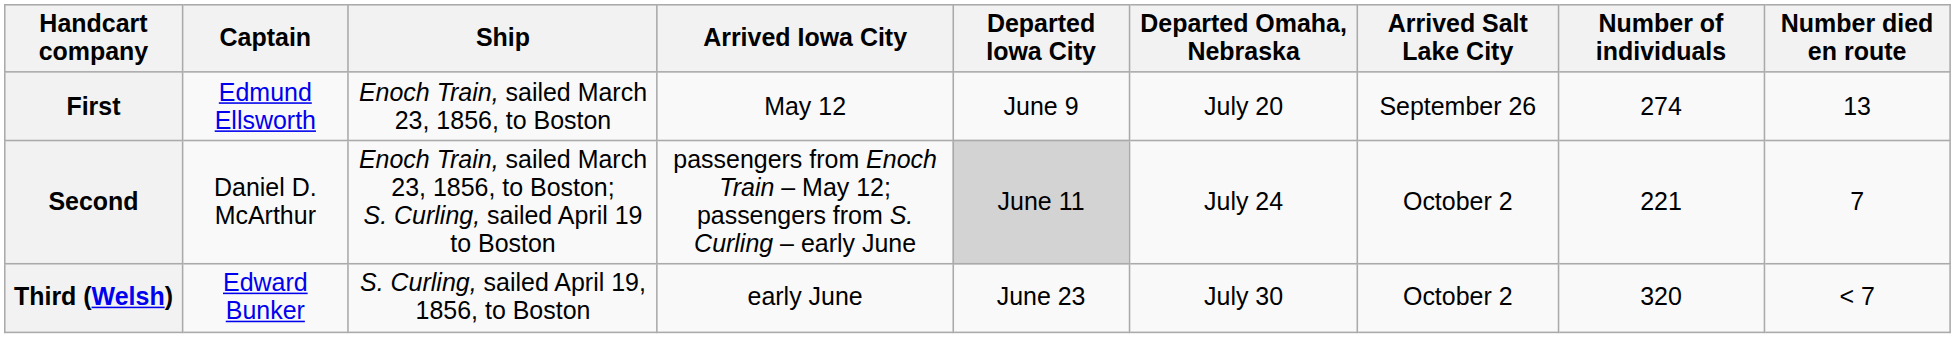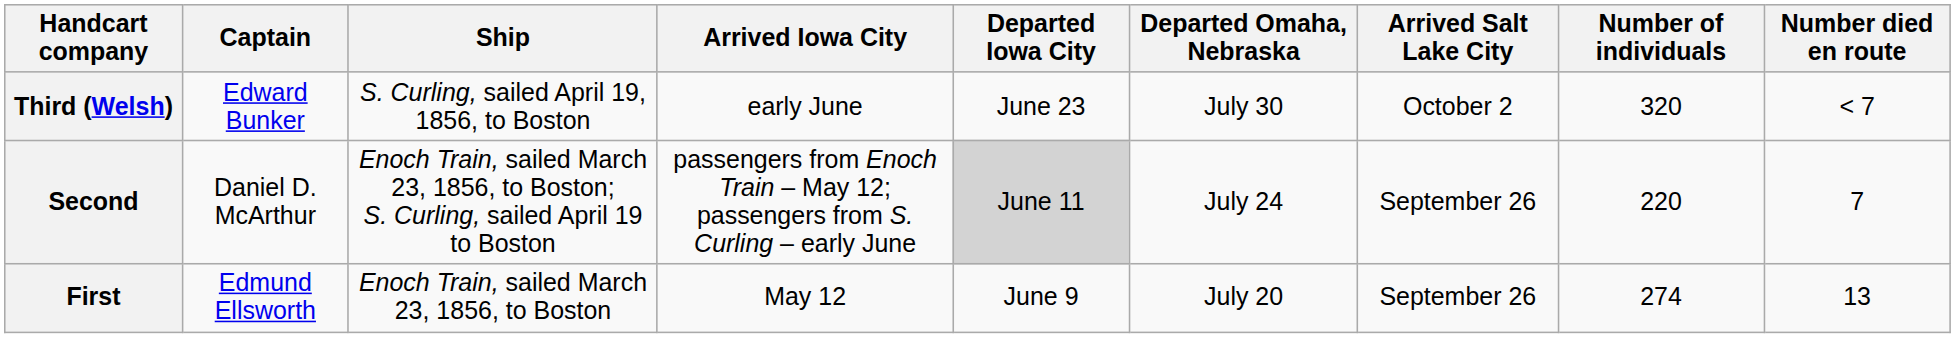rows swapped: (93, 105) <-> (93, 297)
(1458, 201) October 2 -> (1458, 201) September 26
(1661, 201) 221 -> (1661, 201) 220
